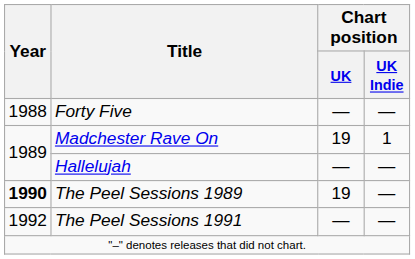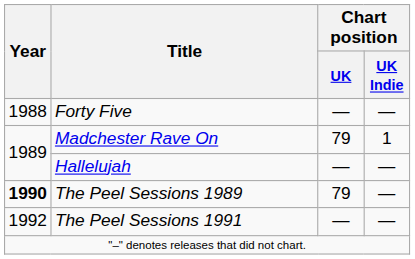(341, 139) 19 -> (341, 139) 79
(341, 194) 19 -> (341, 194) 79
